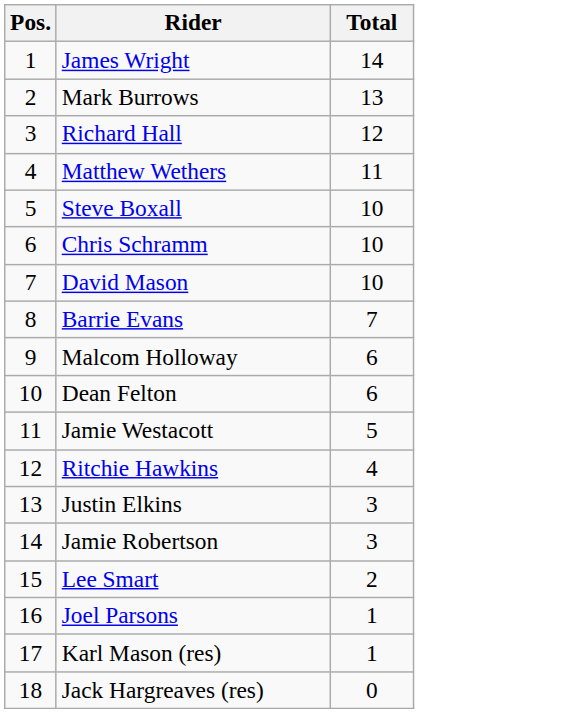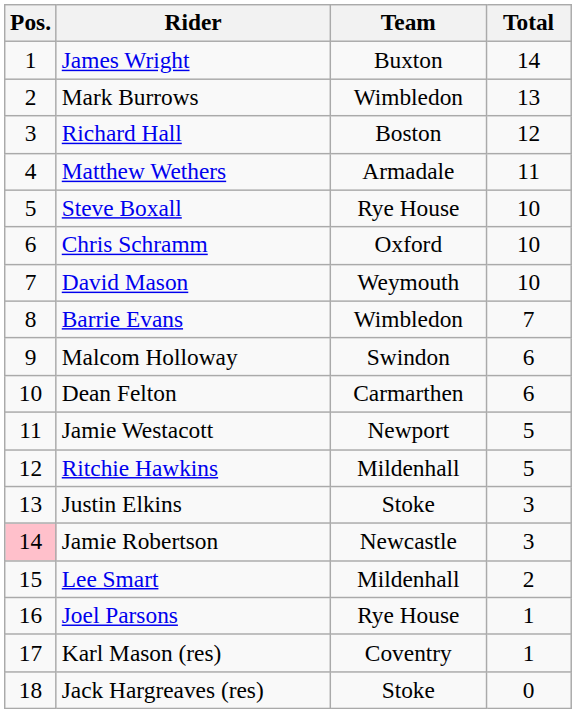+ column: (408, 23)
(372, 467) 4 -> (529, 467) 5
(31, 541) no background -> (31, 541) pink background
